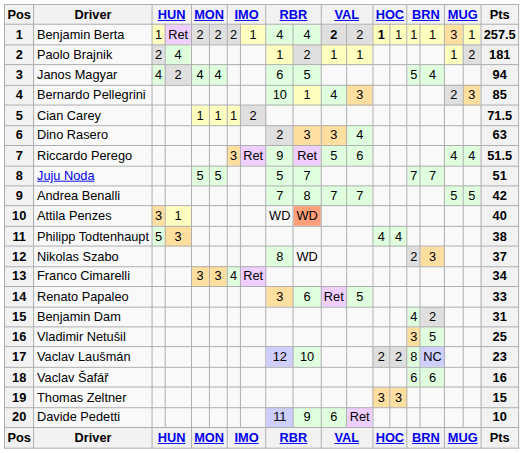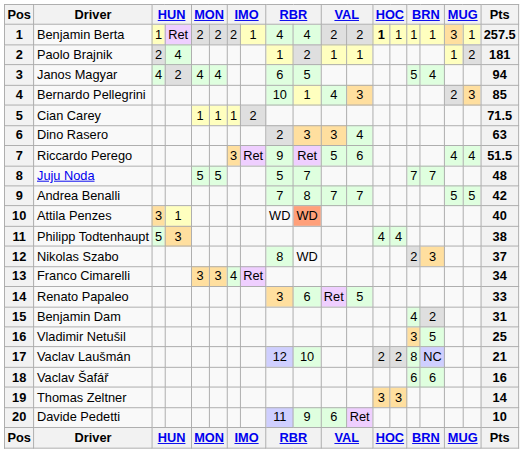(334, 34) bold -> (334, 34) normal
(500, 175) 51 -> (500, 175) 48
(500, 357) 23 -> (500, 357) 21
(500, 397) 15 -> (500, 397) 14
